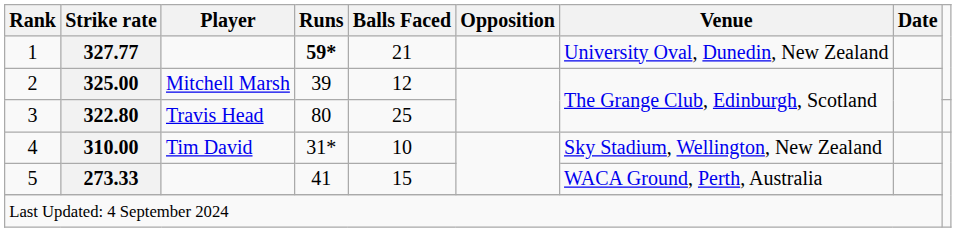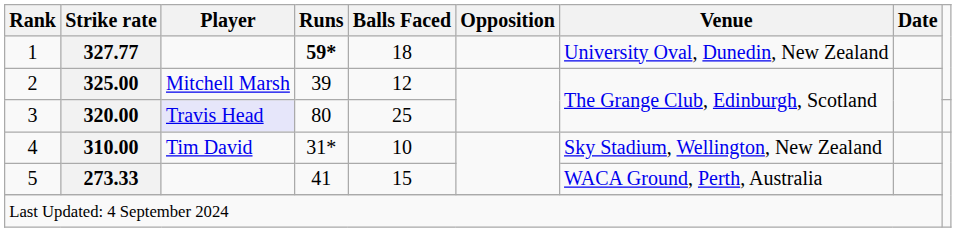(402, 52) 21 -> (402, 52) 18
(111, 115) 322.80 -> (111, 115) 320.00
(215, 115) no background -> (215, 115) lavender background
